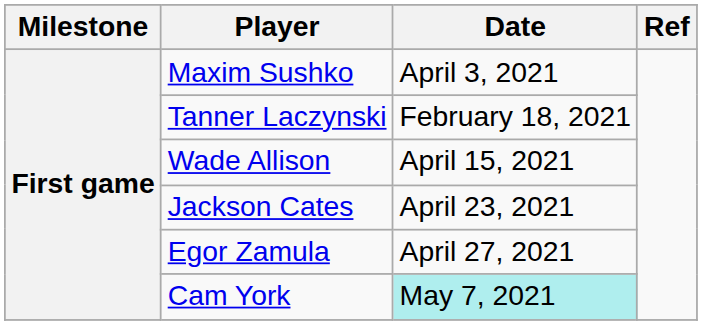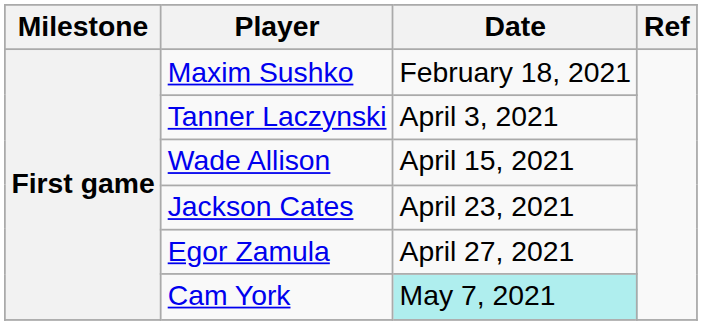(479, 71) April 3, 2021 -> (515, 71) February 18, 2021
(515, 116) February 18, 2021 -> (479, 116) April 3, 2021
